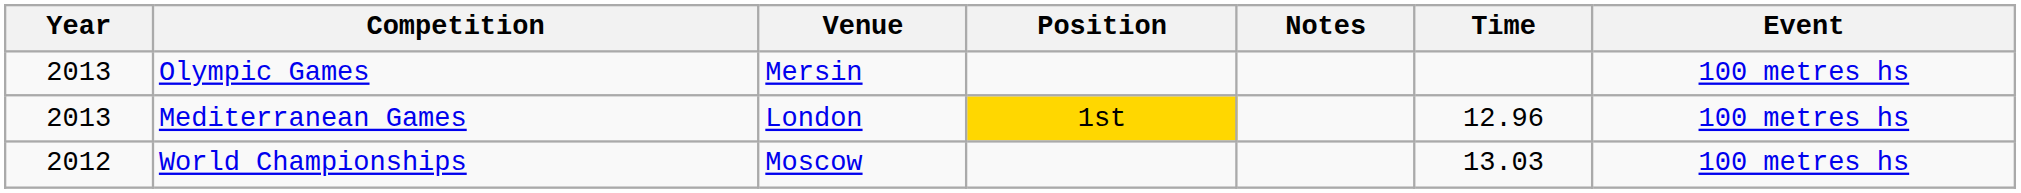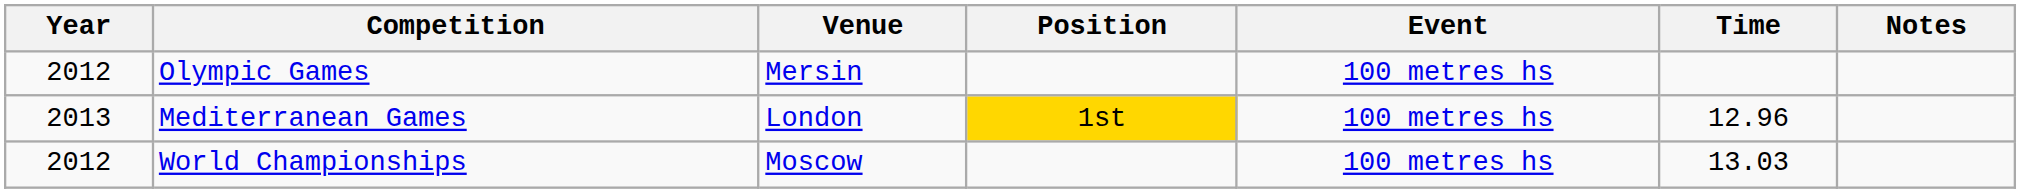columns swapped: (1804, 28) <-> (1326, 28)
(79, 73) 2013 -> (79, 73) 2012
